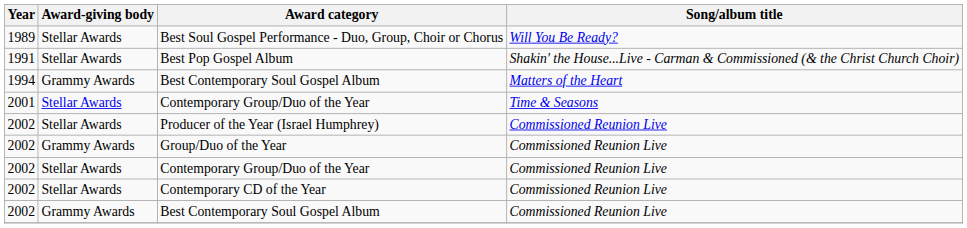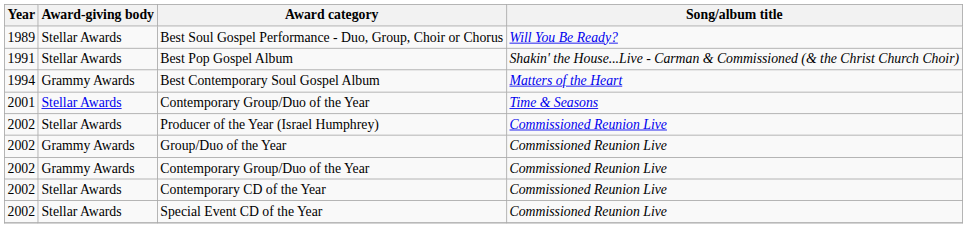(82, 168) Stellar Awards -> (88, 168) Grammy Awards
+ row: (21, 211)
- row: (21, 211)
